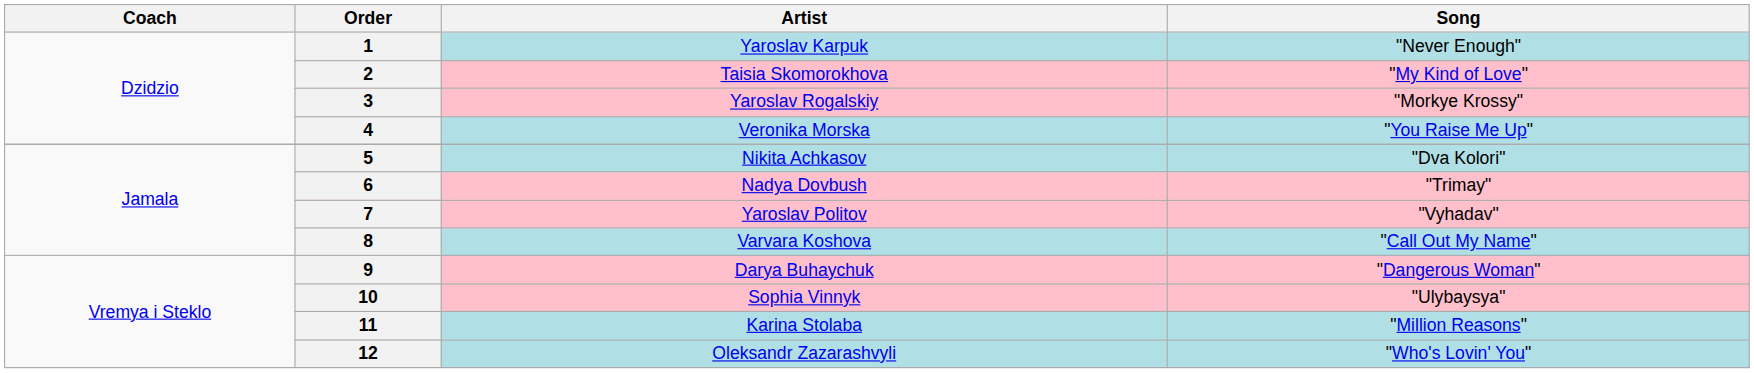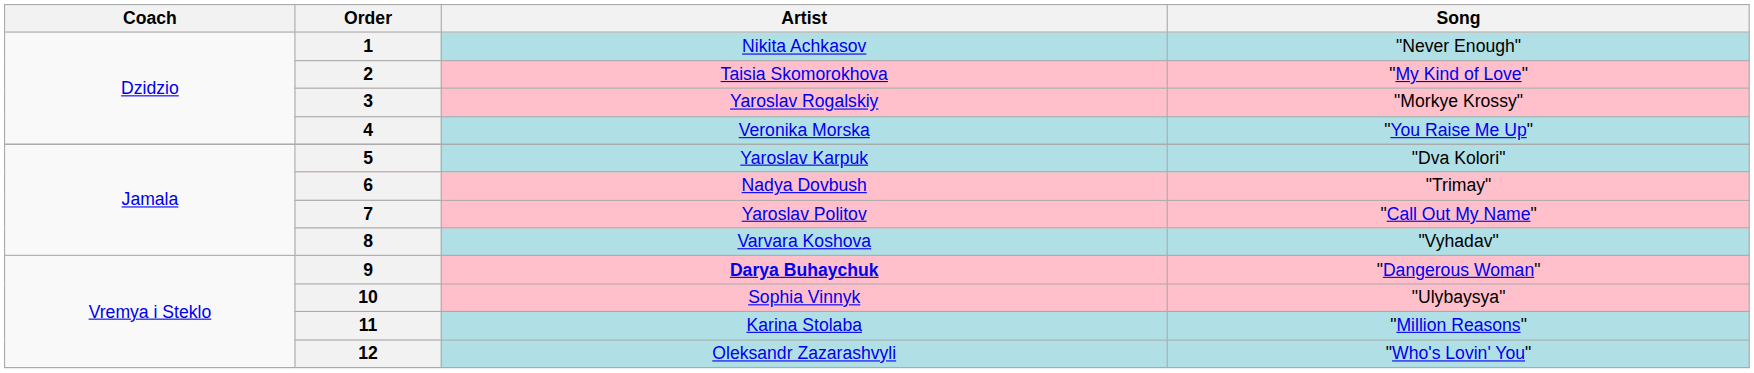(804, 46) Yaroslav Karpuk -> (804, 46) Nikita Achkasov
(804, 158) Nikita Achkasov -> (804, 158) Yaroslav Karpuk
(1459, 213) "Vyhadav" -> (1459, 213) "Call Out My Name"
(1459, 241) "Call Out My Name" -> (1459, 241) "Vyhadav"
(804, 269) normal -> (804, 269) bold
